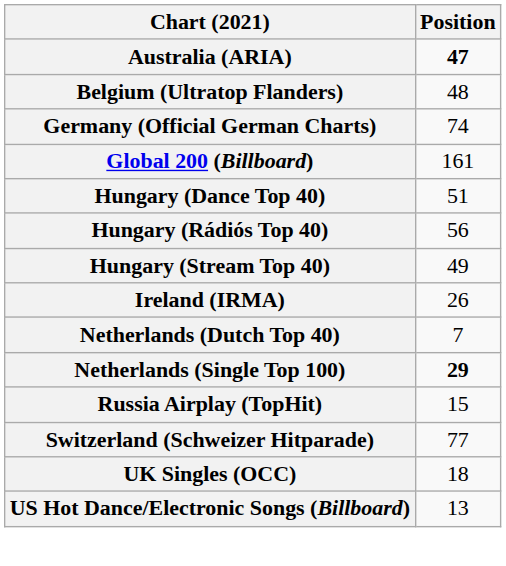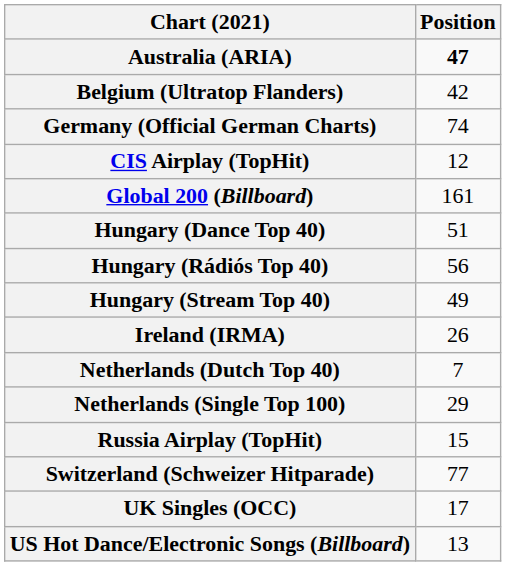(458, 91) 48 -> (458, 91) 42
+ row: (210, 160)
(458, 369) bold -> (458, 404) normal
(458, 473) 18 -> (458, 508) 17
